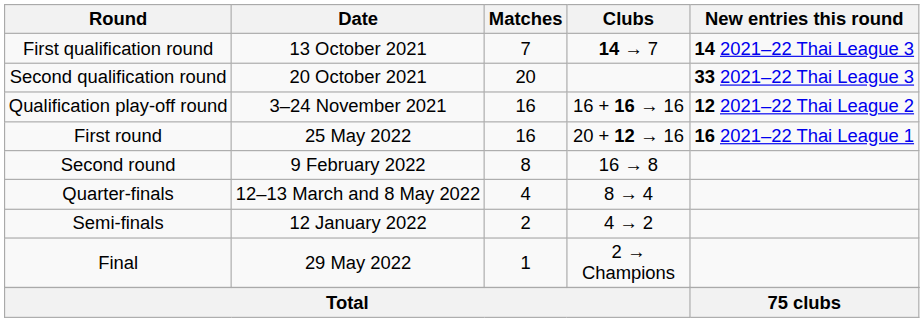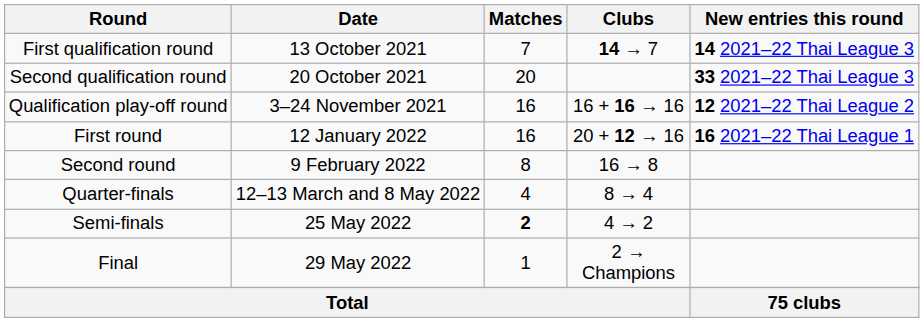(358, 135) 25 May 2022 -> (358, 135) 12 January 2022
(358, 223) 12 January 2022 -> (358, 223) 25 May 2022
(526, 223) normal -> (526, 223) bold
